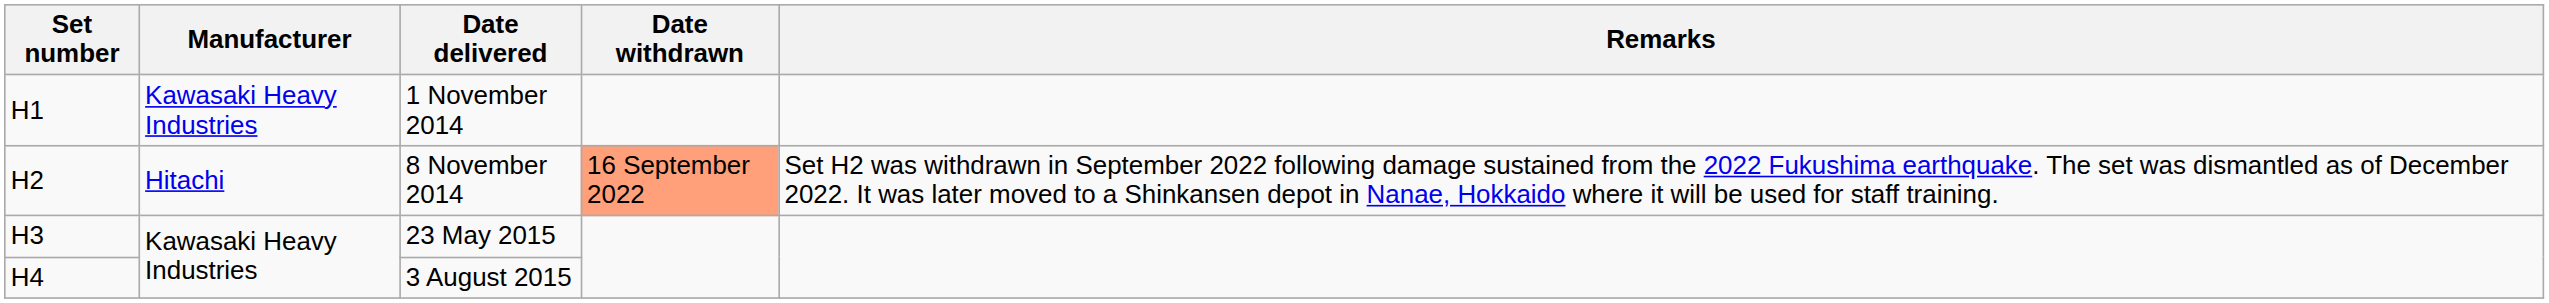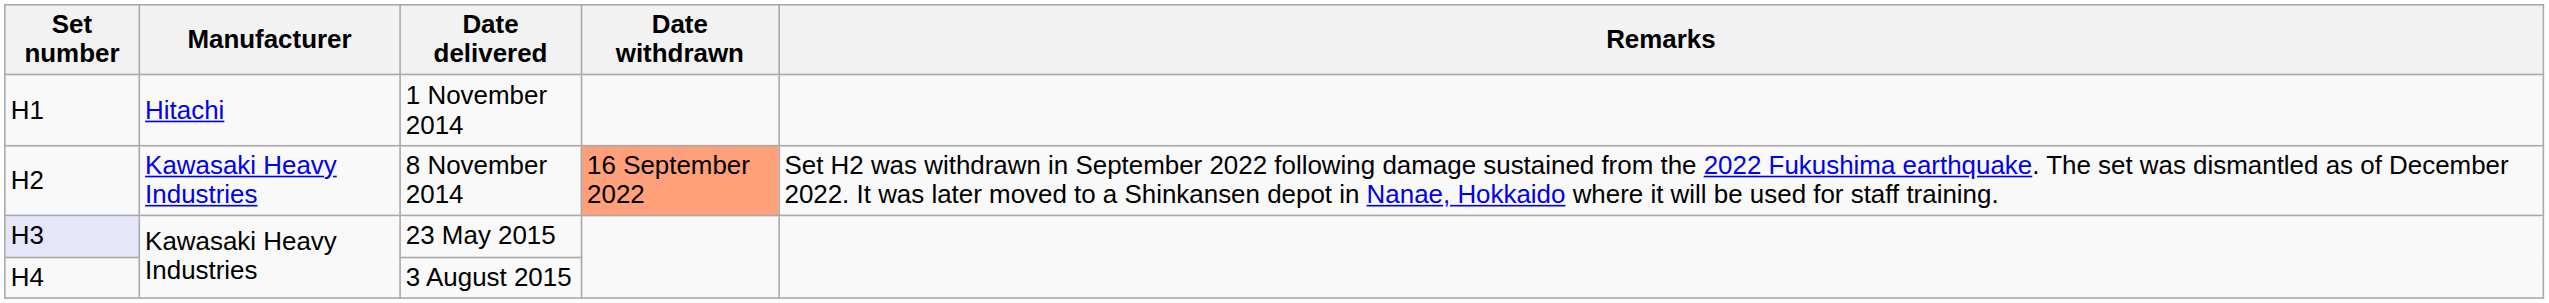(241, 109) Kawasaki Heavy Industries -> (185, 109) Hitachi
(185, 180) Hitachi -> (241, 180) Kawasaki Heavy Industries
(27, 235) no background -> (27, 235) lavender background
